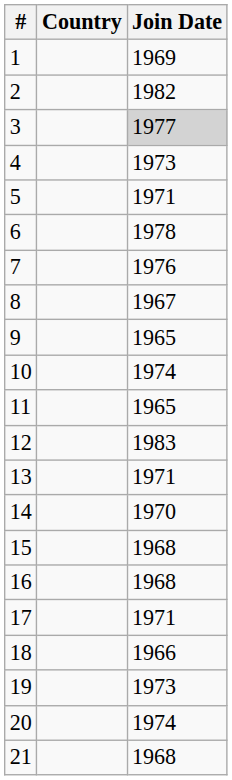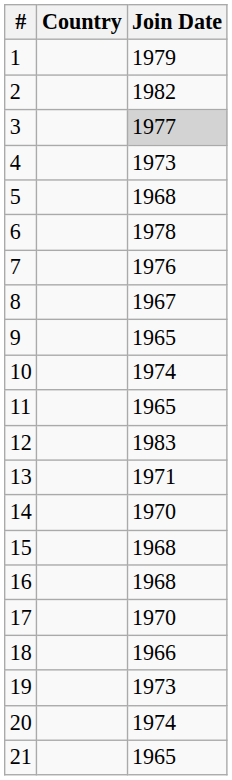(154, 57) 1969 -> (154, 57) 1979
(154, 197) 1971 -> (154, 197) 1968
(154, 617) 1971 -> (154, 617) 1970
(154, 757) 1968 -> (154, 757) 1965
